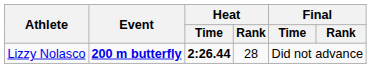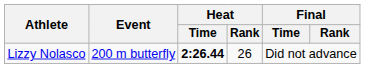(137, 54) bold -> (133, 54) normal
(251, 54) 28 -> (245, 54) 26
